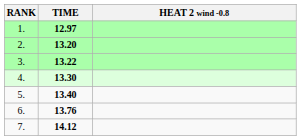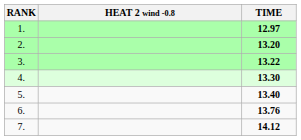columns swapped: (194, 13) <-> (65, 13)
